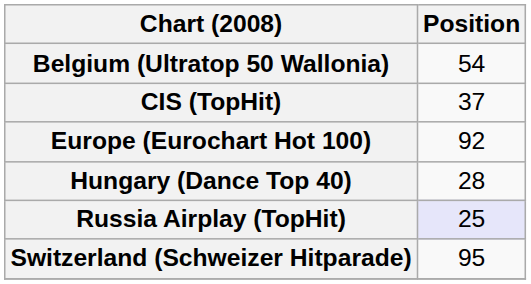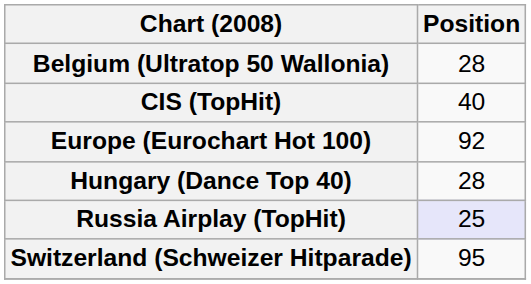(472, 63) 54 -> (472, 63) 28
(472, 102) 37 -> (472, 102) 40
